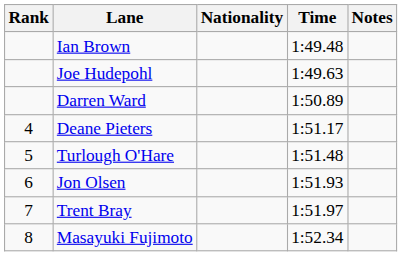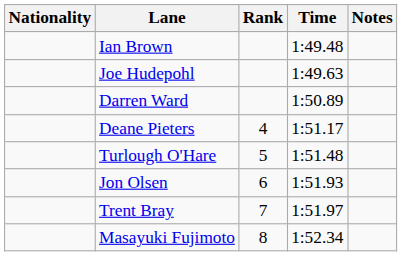columns swapped: (29, 18) <-> (242, 18)
